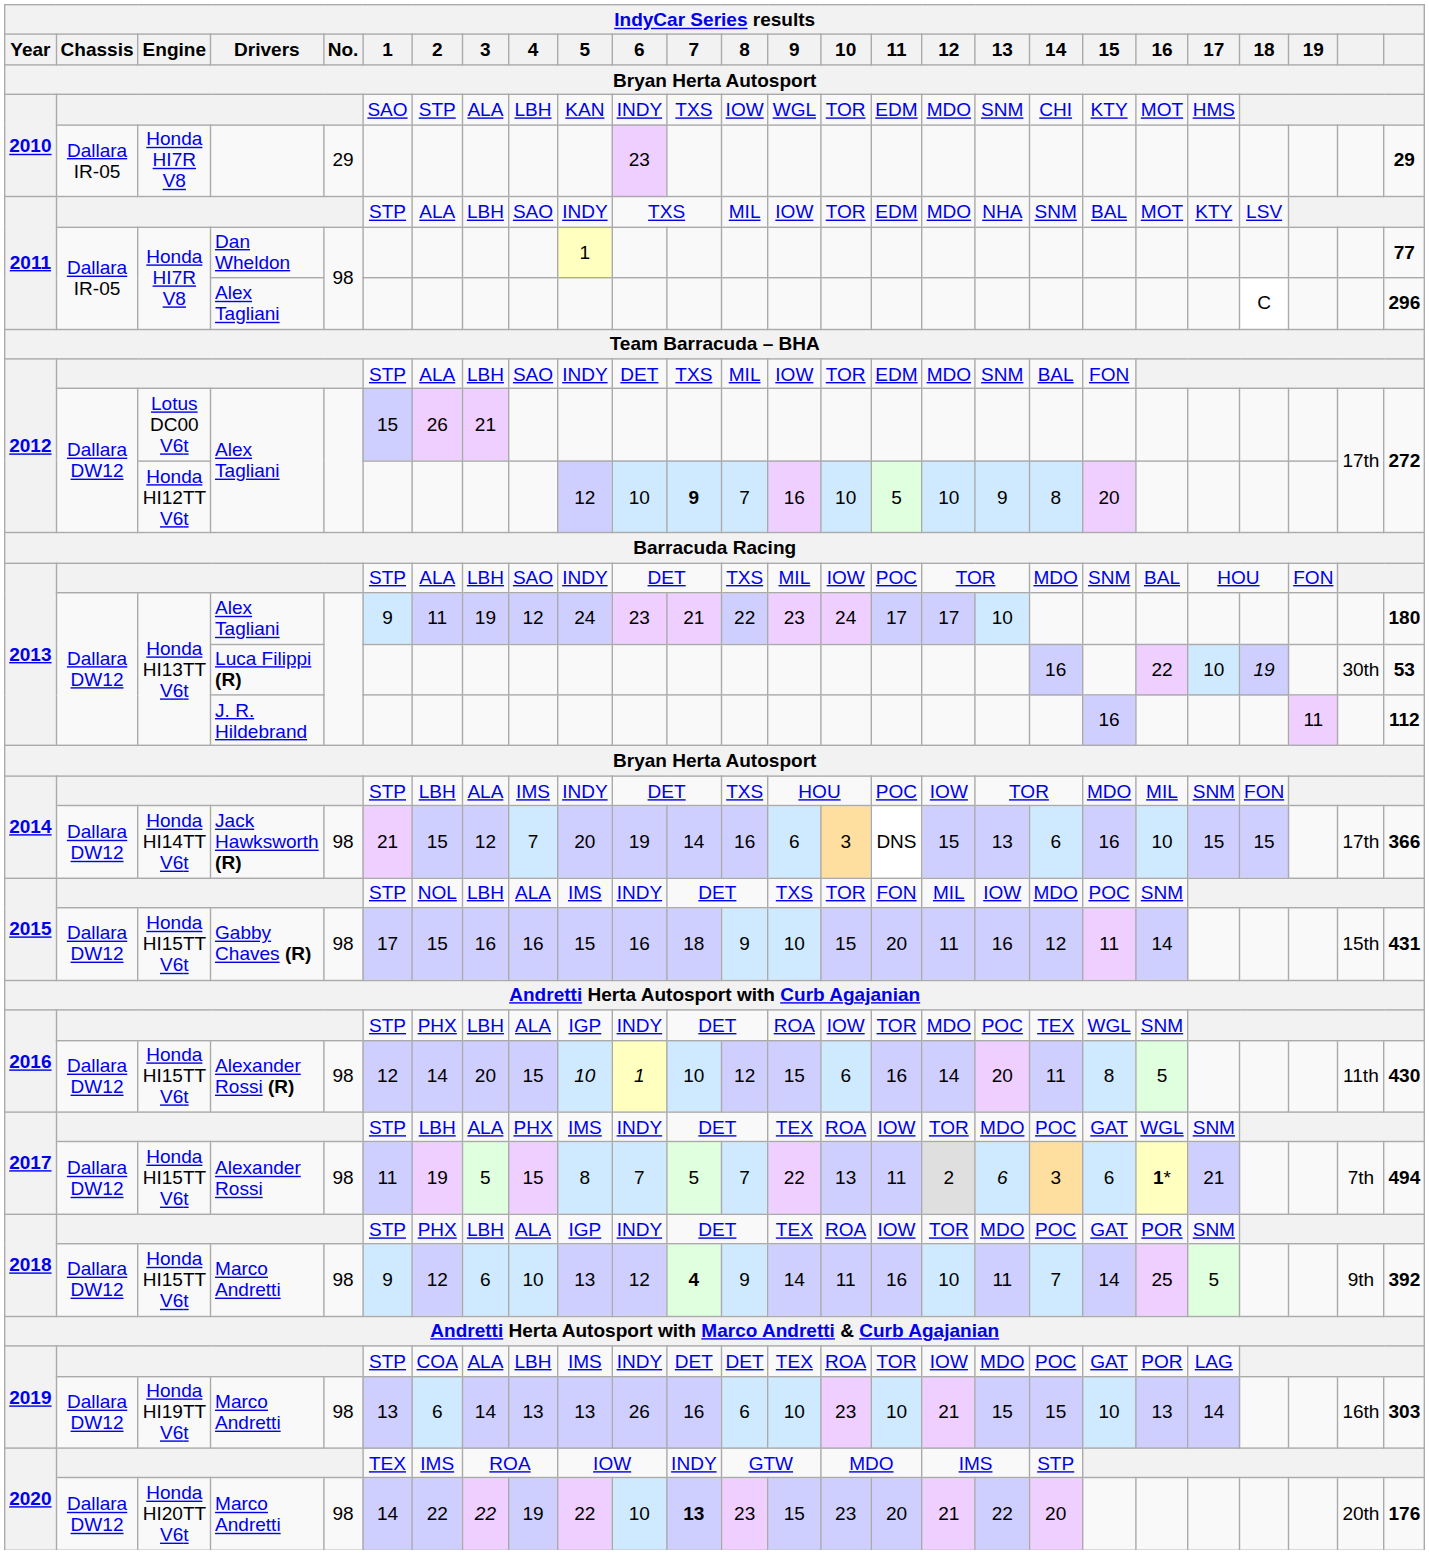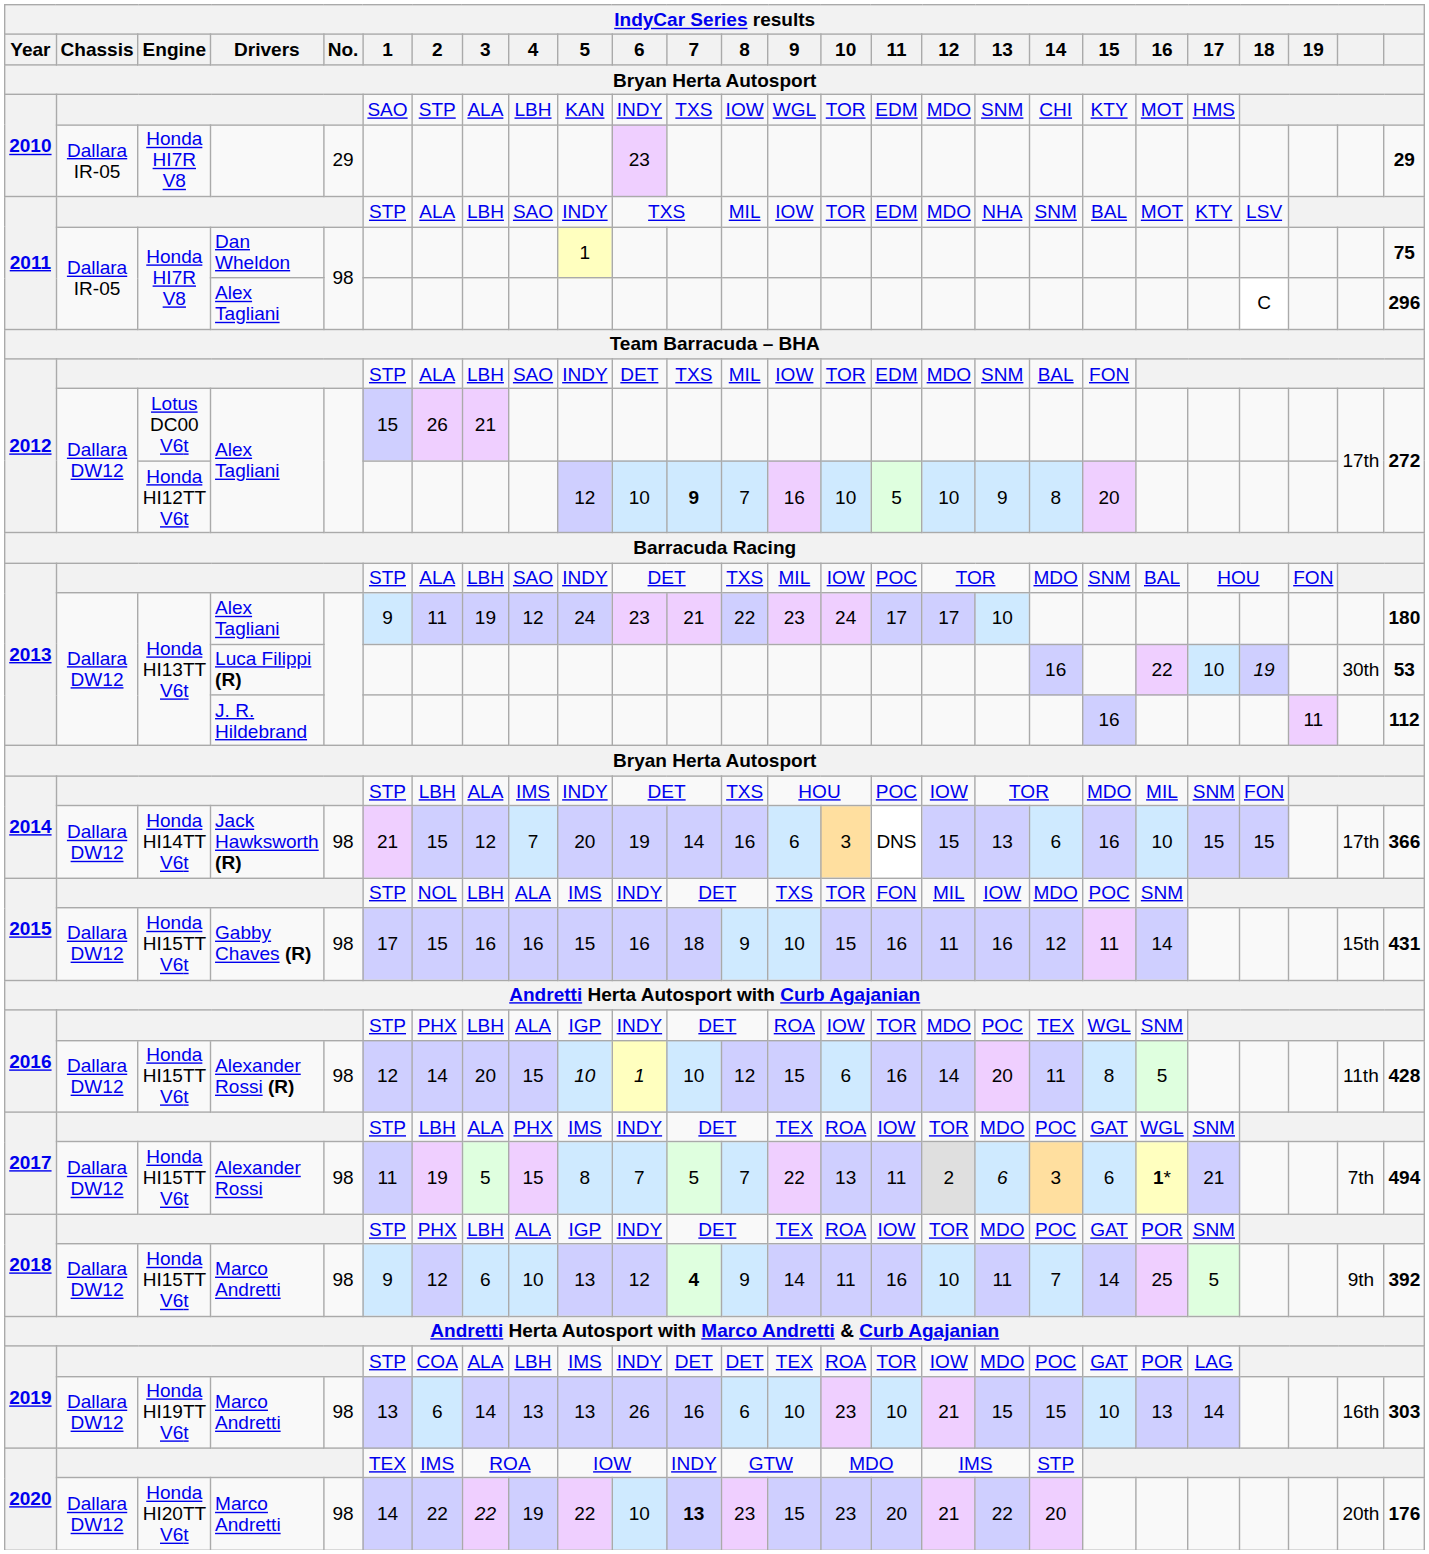(1404, 252) 77 -> (1404, 252) 75
(896, 944) 20 -> (896, 944) 16
(1404, 1076) 430 -> (1404, 1076) 428
